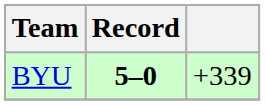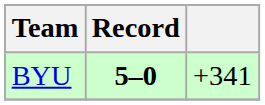(222, 75) +339 -> (222, 75) +341
